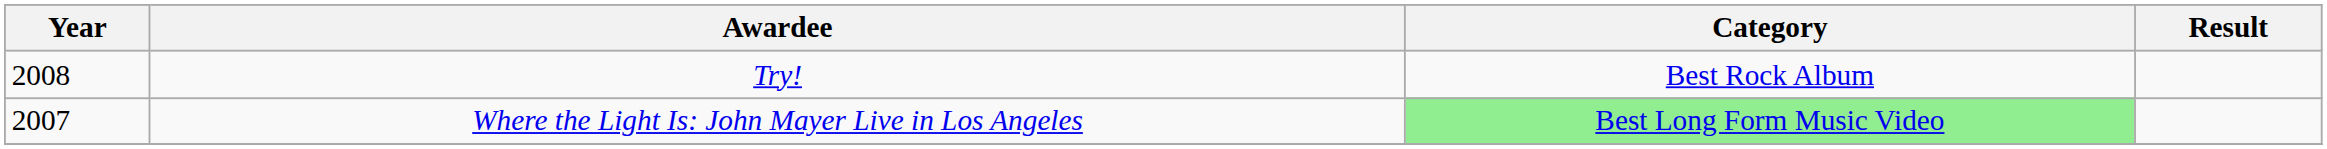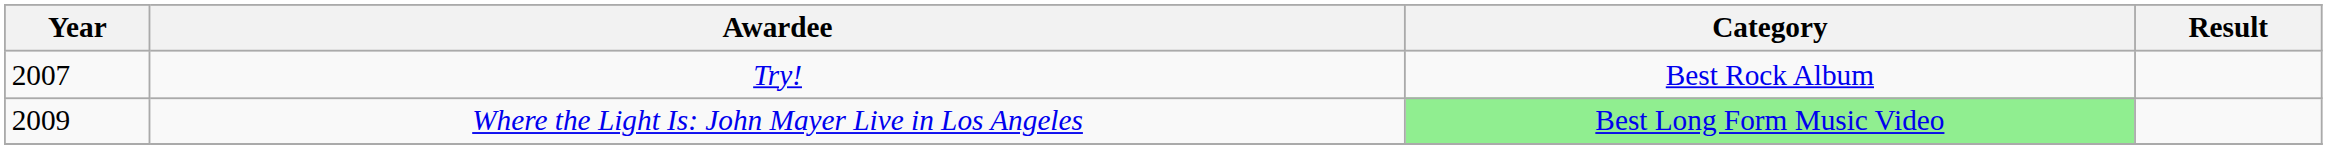(41, 74) 2008 -> (41, 74) 2007
(41, 120) 2007 -> (41, 120) 2009
